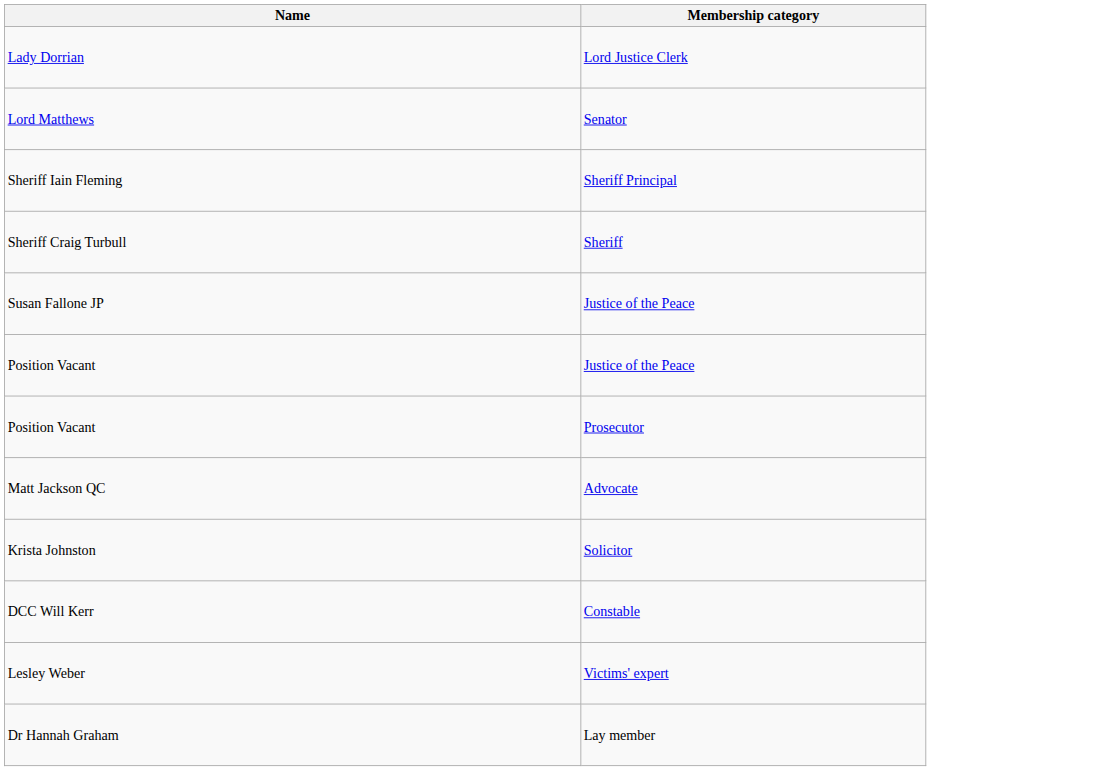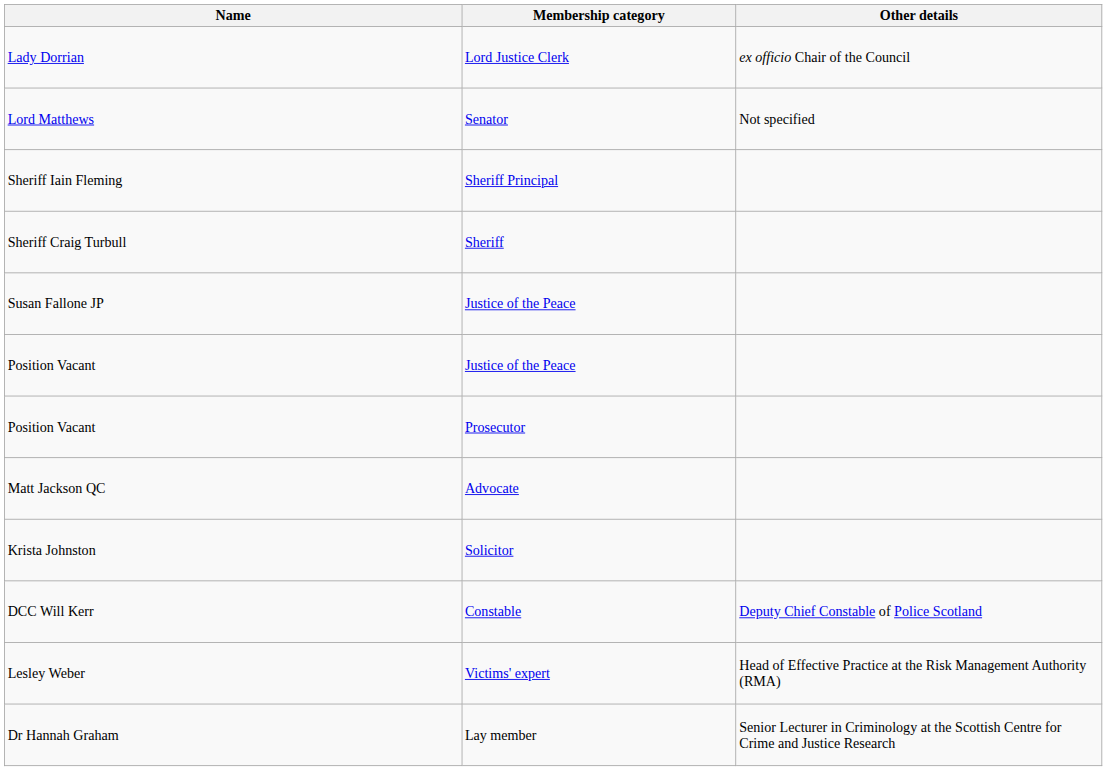+ column: (919, 15)
